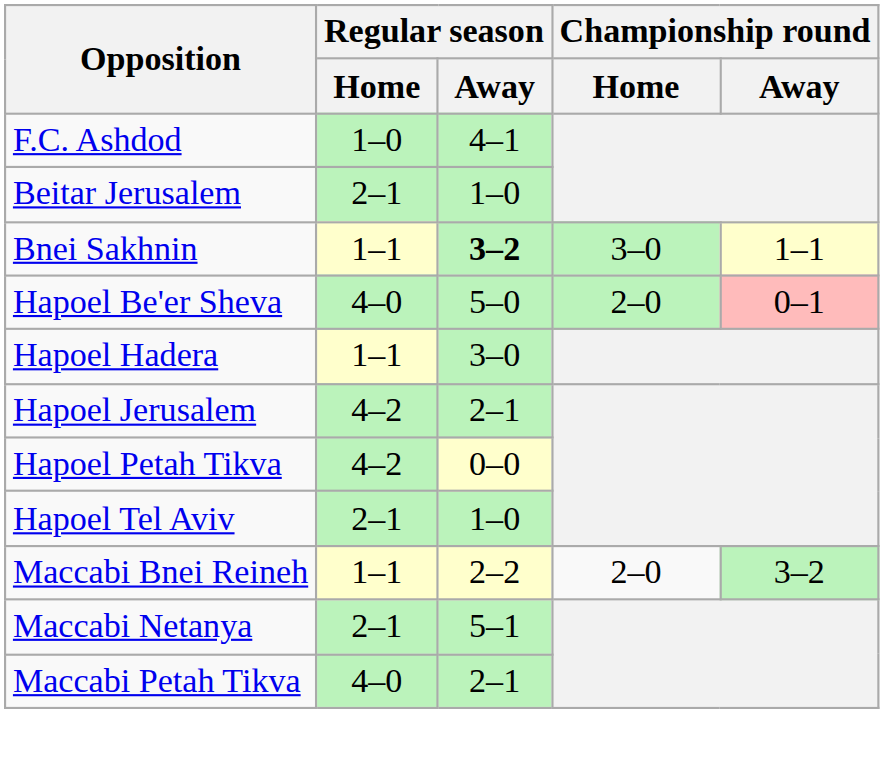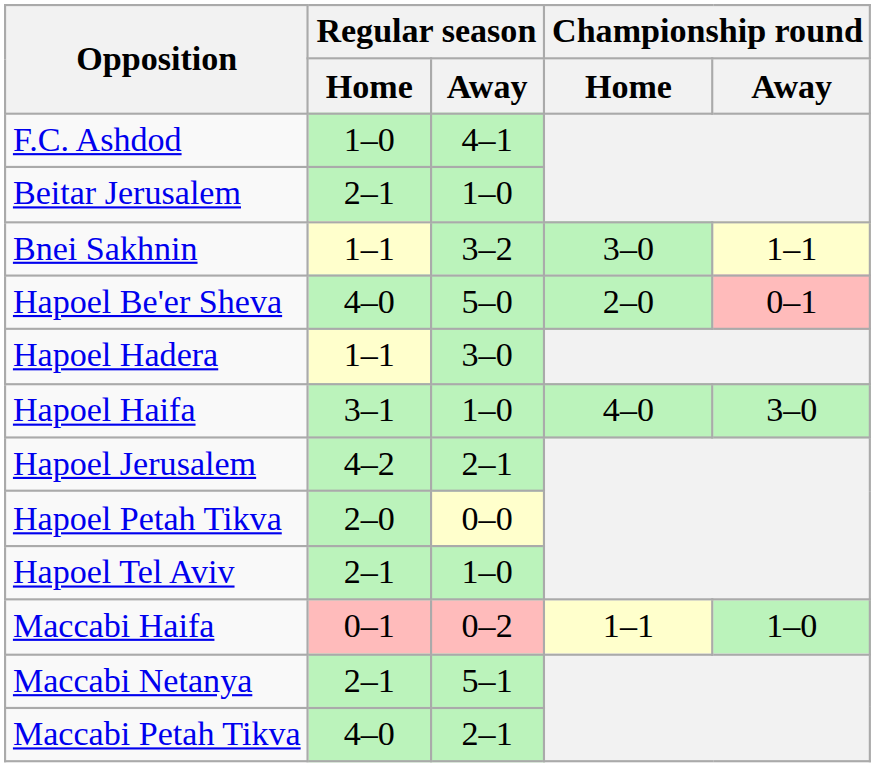(495, 247) bold -> (487, 247) normal
+ row: (104, 409)
(377, 463) 4–2 -> (369, 517) 2–0
- row: (161, 572)
+ row: (114, 626)
